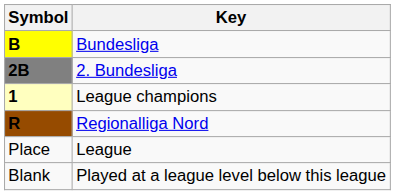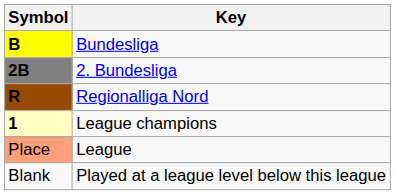rows swapped: (142, 123) <-> (146, 96)
(29, 149) no background -> (29, 149) lightsalmon background
